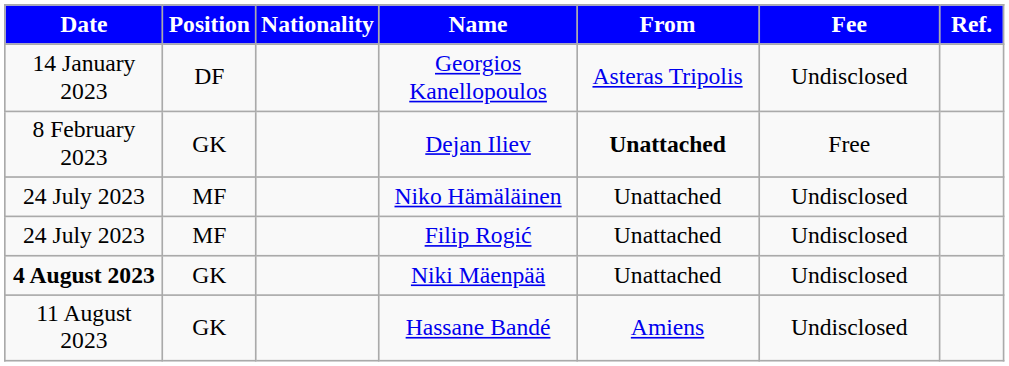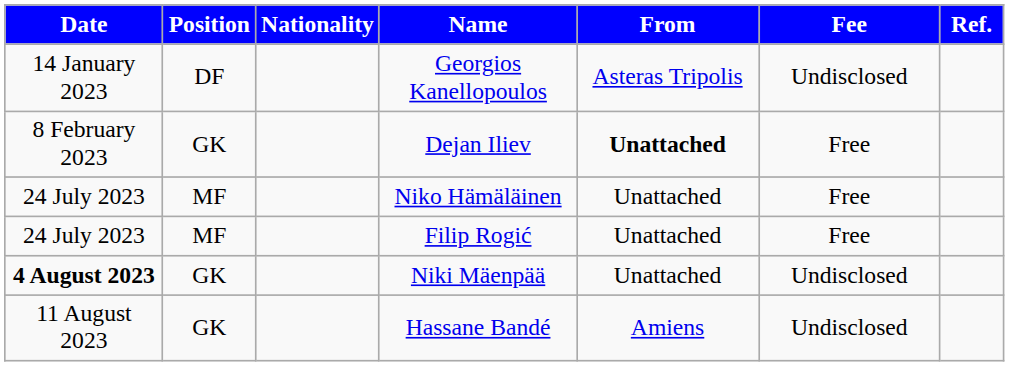(849, 196) Undisclosed -> (849, 196) Free
(849, 235) Undisclosed -> (849, 235) Free
